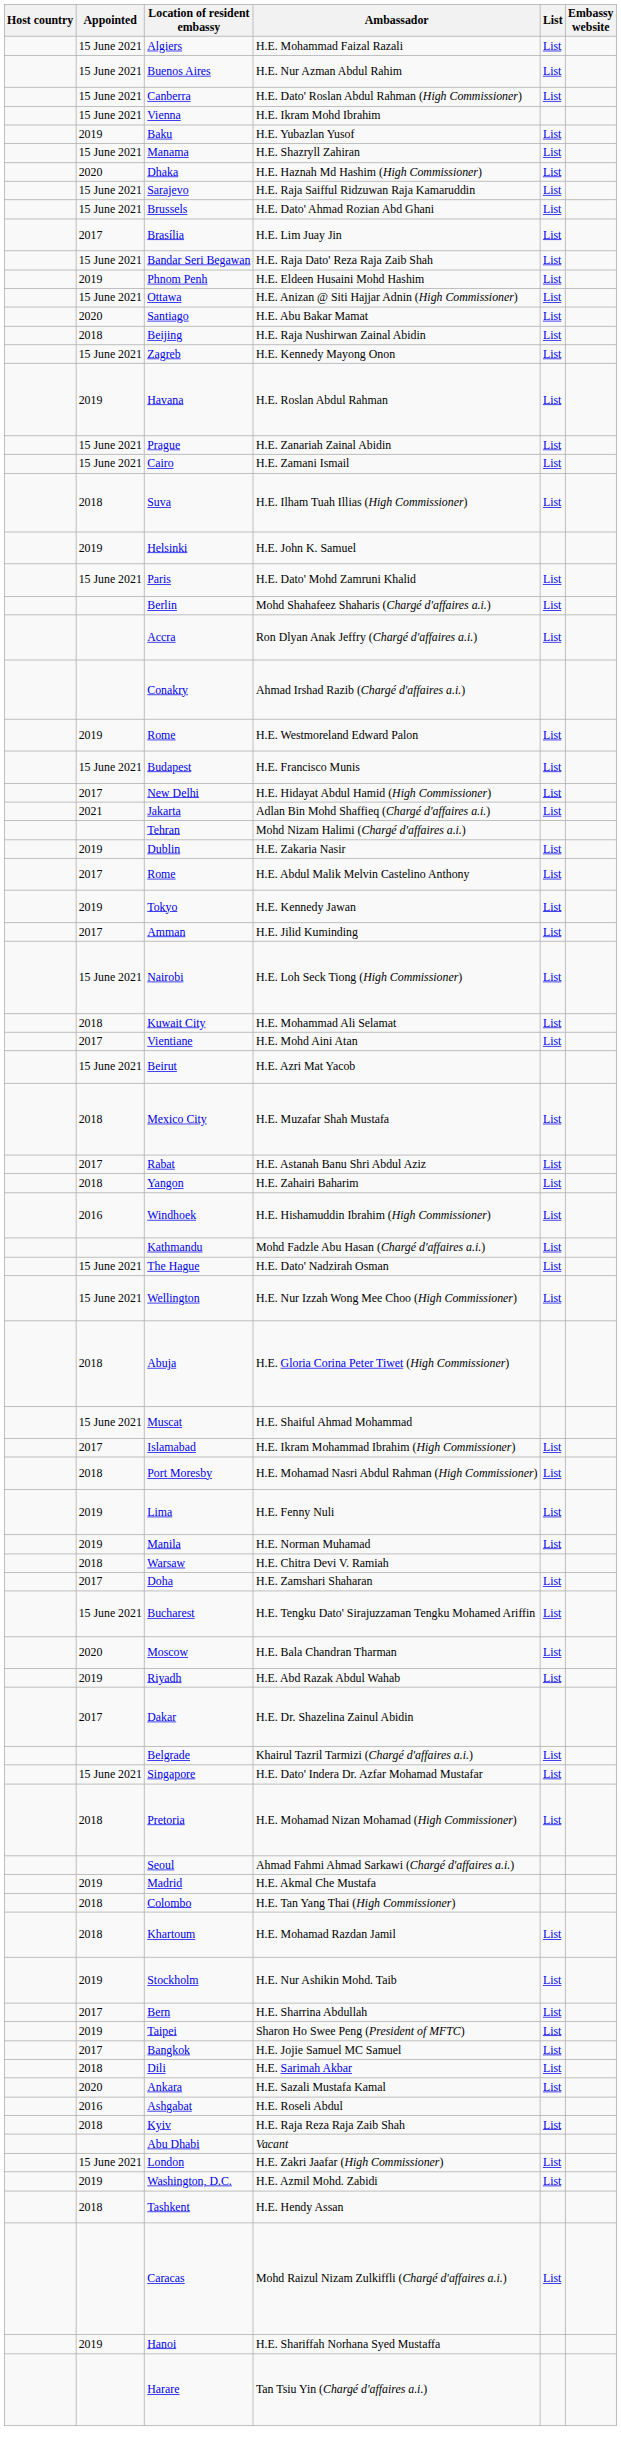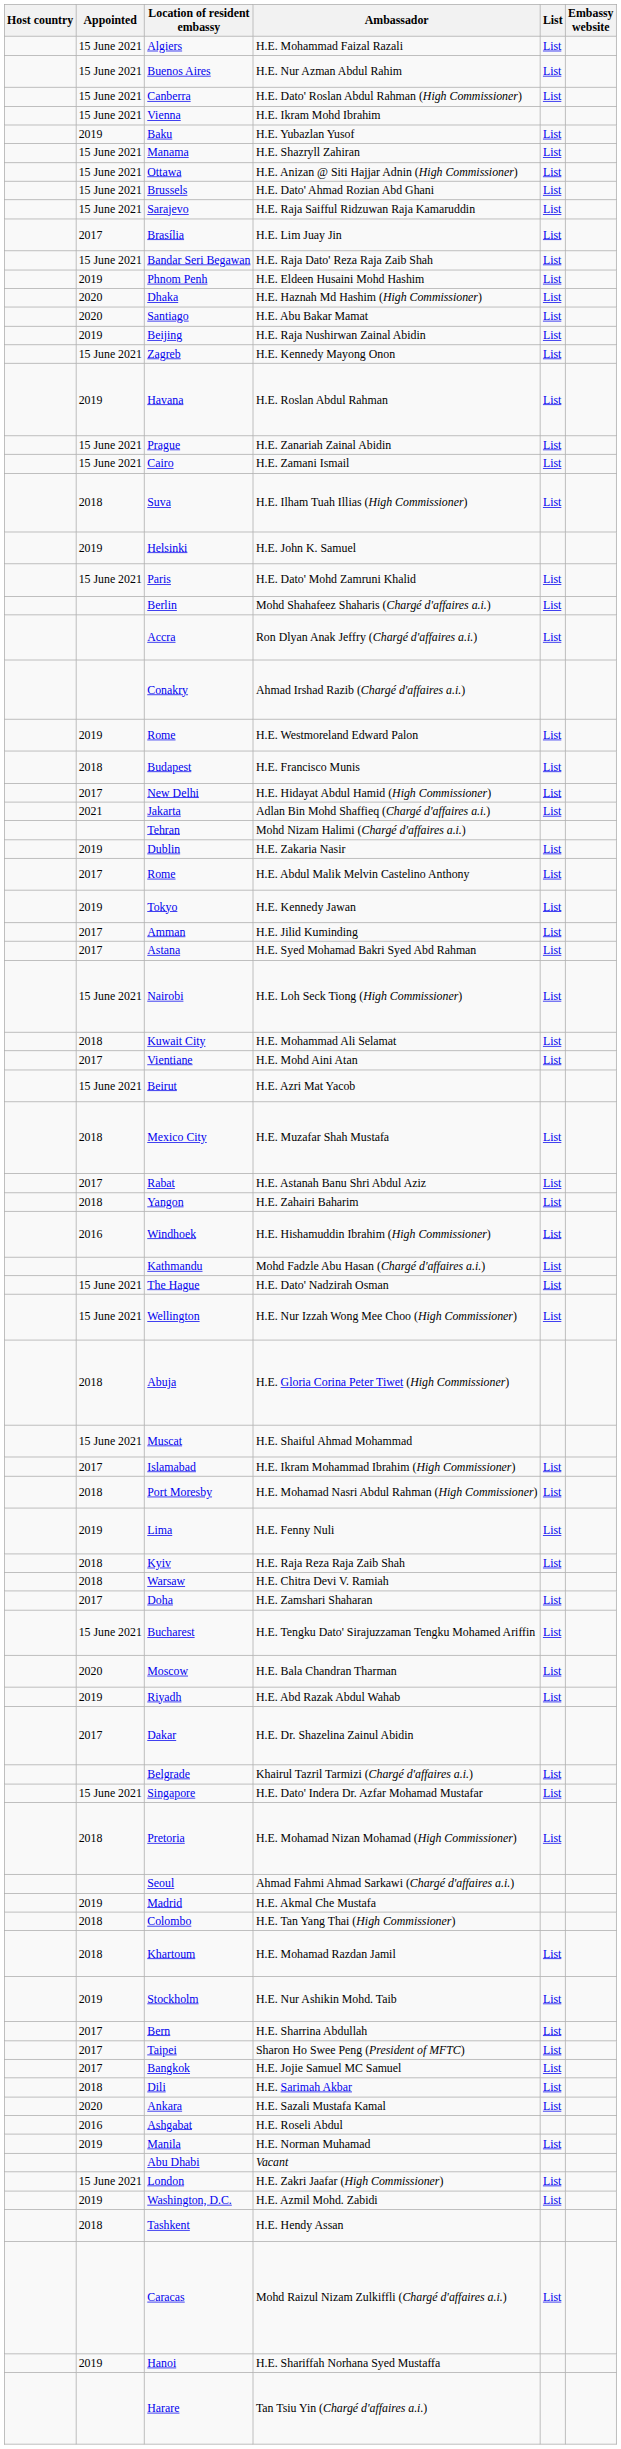rows swapped: (369, 171) <-> (387, 297)
rows swapped: (345, 209) <-> (366, 190)
(90, 335) 2018 -> (90, 335) 2019
(110, 767) 15 June 2021 -> (90, 767) 2018
+ row: (366, 950)
rows swapped: (313, 1544) <-> (330, 2125)
(90, 2031) 2019 -> (90, 2049) 2017
